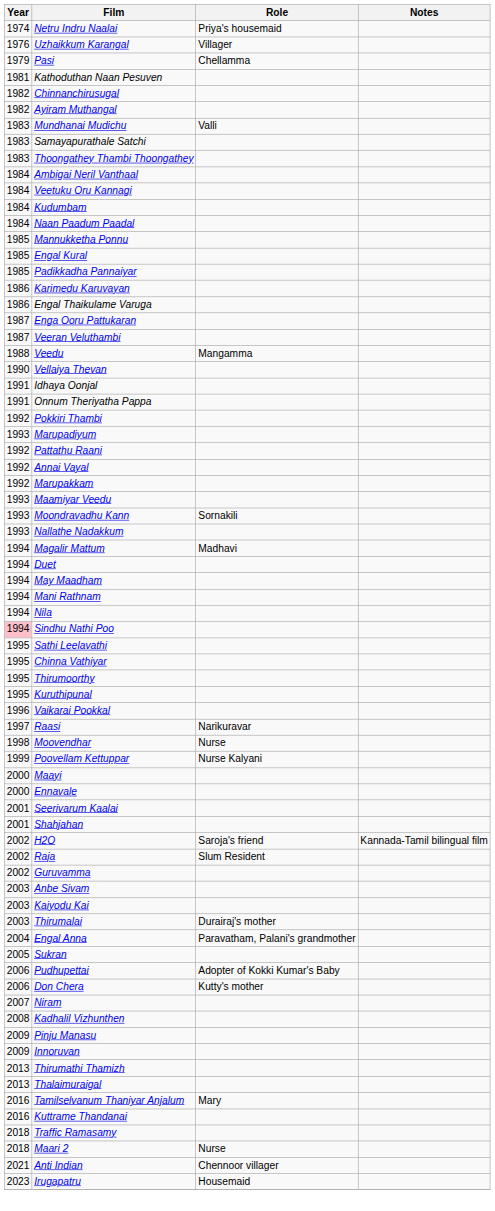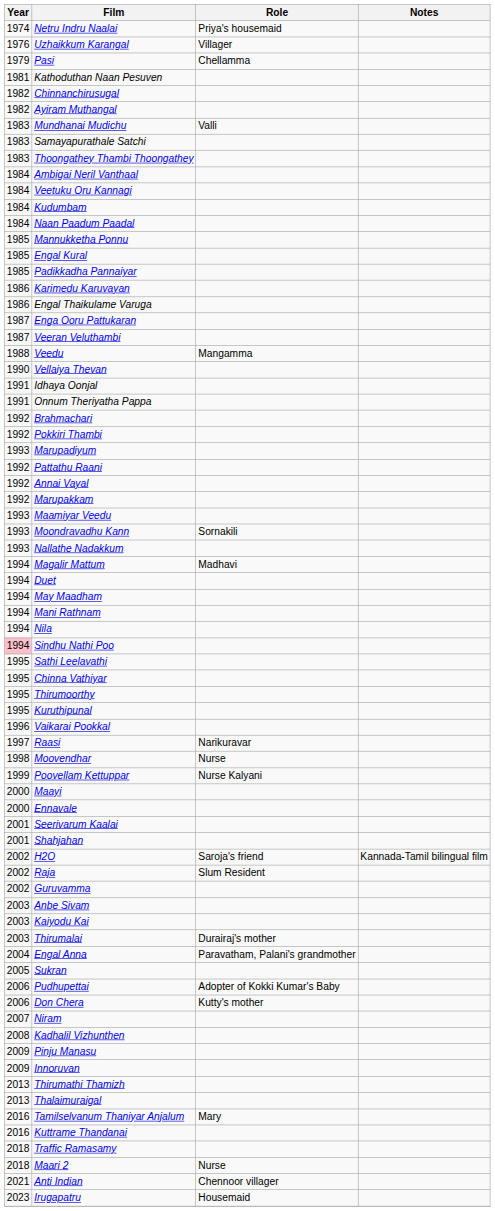+ row: (63, 418)
